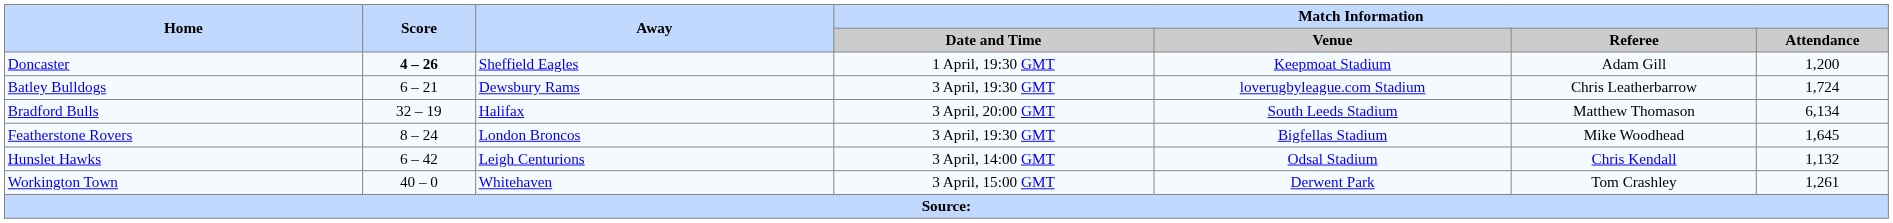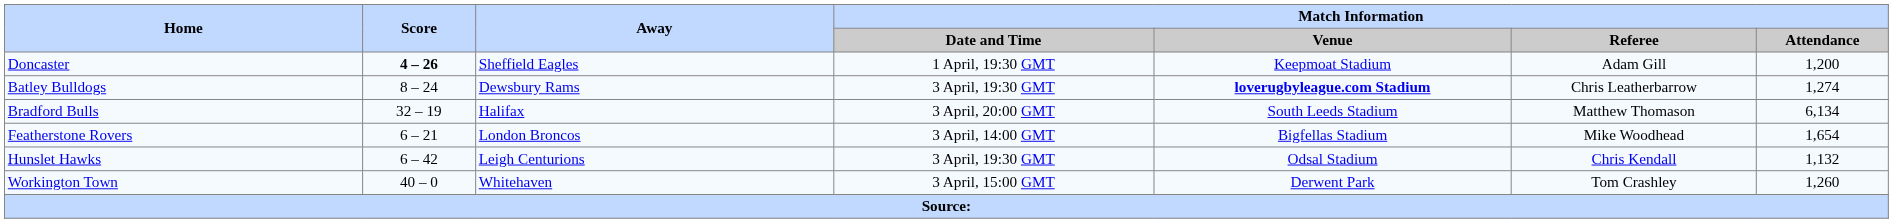(419, 87) 6 – 21 -> (419, 87) 8 – 24
(1333, 87) normal -> (1333, 87) bold
(1822, 87) 1,724 -> (1822, 87) 1,274
(419, 135) 8 – 24 -> (419, 135) 6 – 21
(993, 135) 3 April, 19:30 GMT -> (993, 135) 3 April, 14:00 GMT
(1822, 135) 1,645 -> (1822, 135) 1,654
(993, 158) 3 April, 14:00 GMT -> (993, 158) 3 April, 19:30 GMT
(1822, 182) 1,261 -> (1822, 182) 1,260
